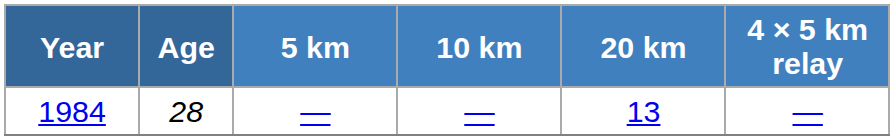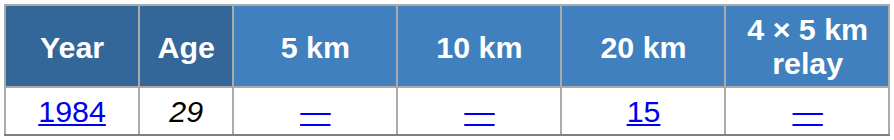(186, 111) 28 -> (186, 111) 29
(644, 111) 13 -> (644, 111) 15
